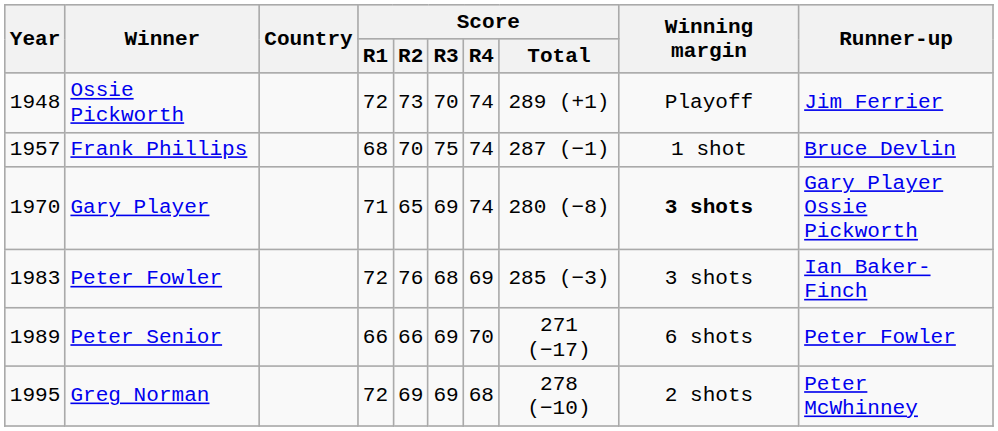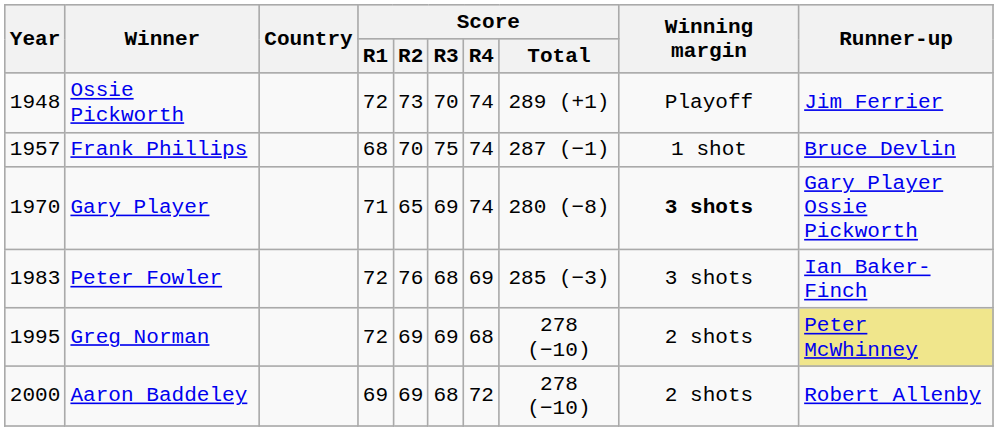- row: (146, 337)
(861, 396) no background -> (861, 337) khaki background
+ row: (159, 396)
